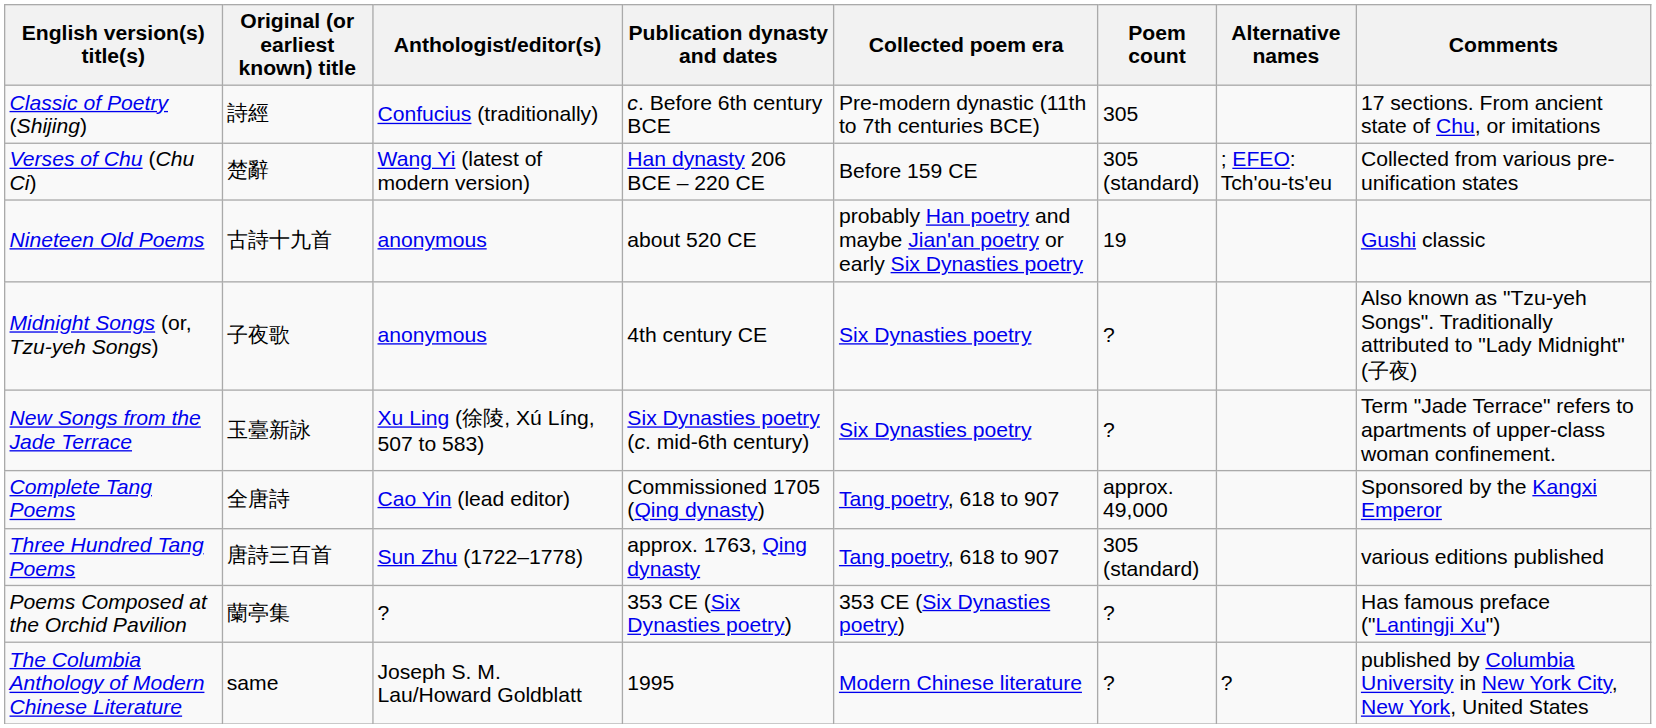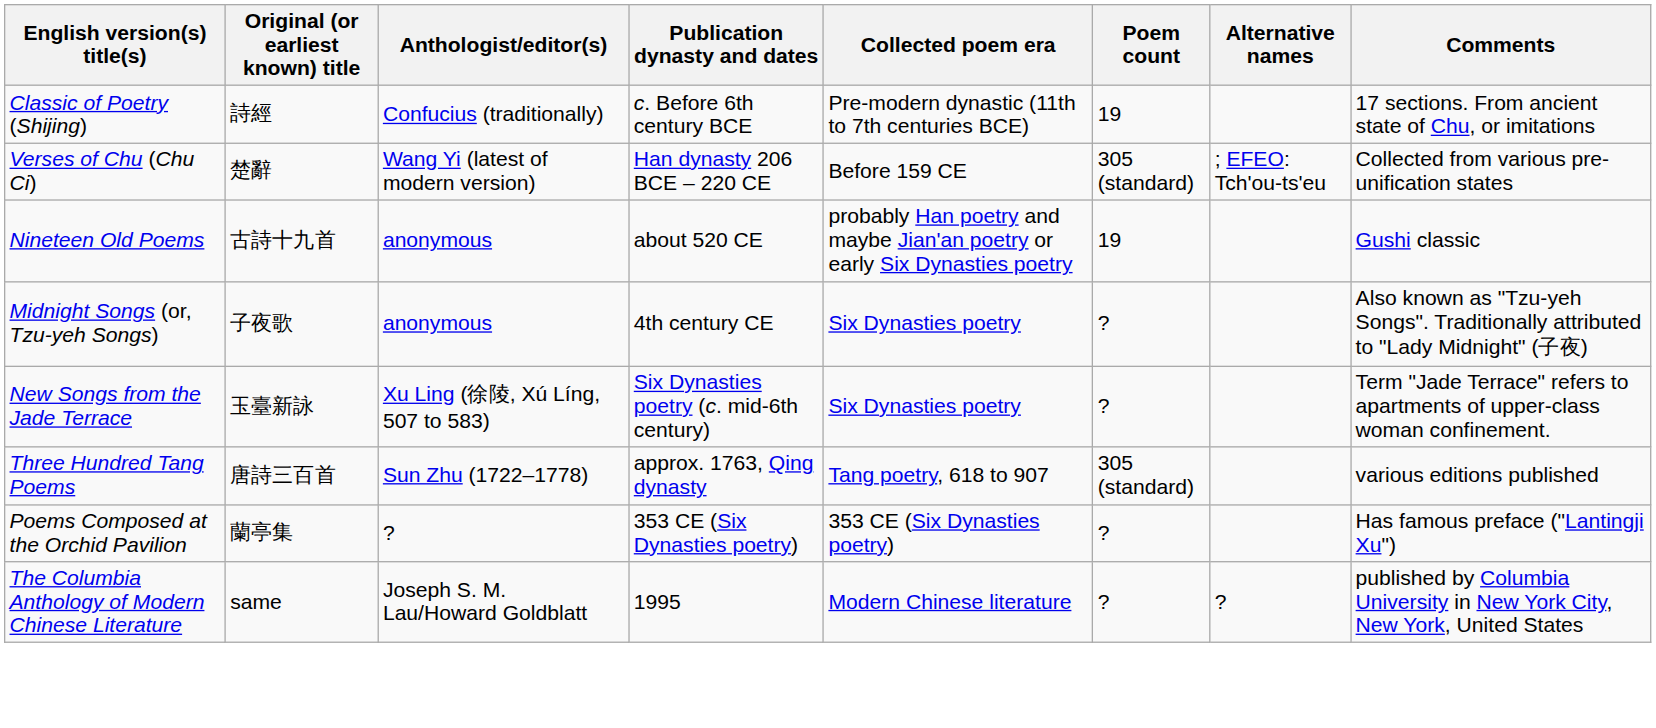(1121, 114) 305 -> (1109, 114) 19
- row: (81, 499)
